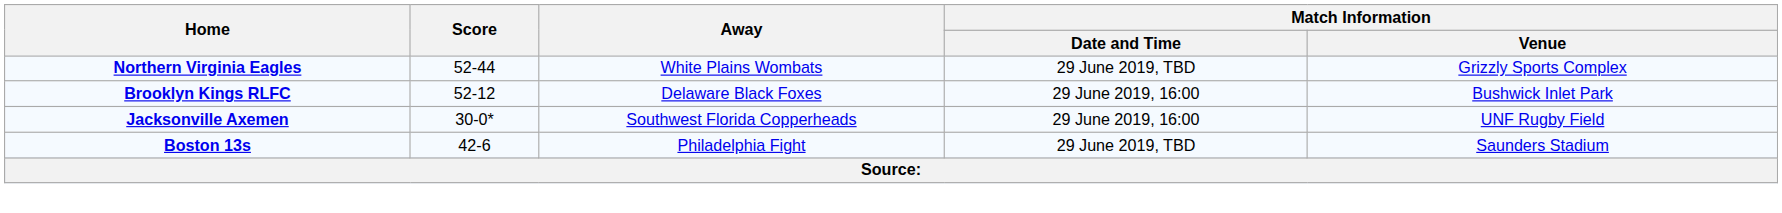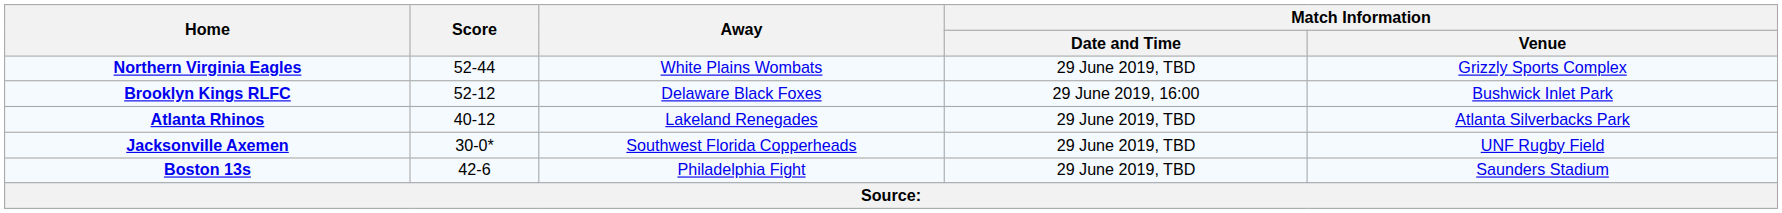+ row: (207, 120)
(1126, 120) 29 June 2019, 16:00 -> (1126, 145) 29 June 2019, TBD
